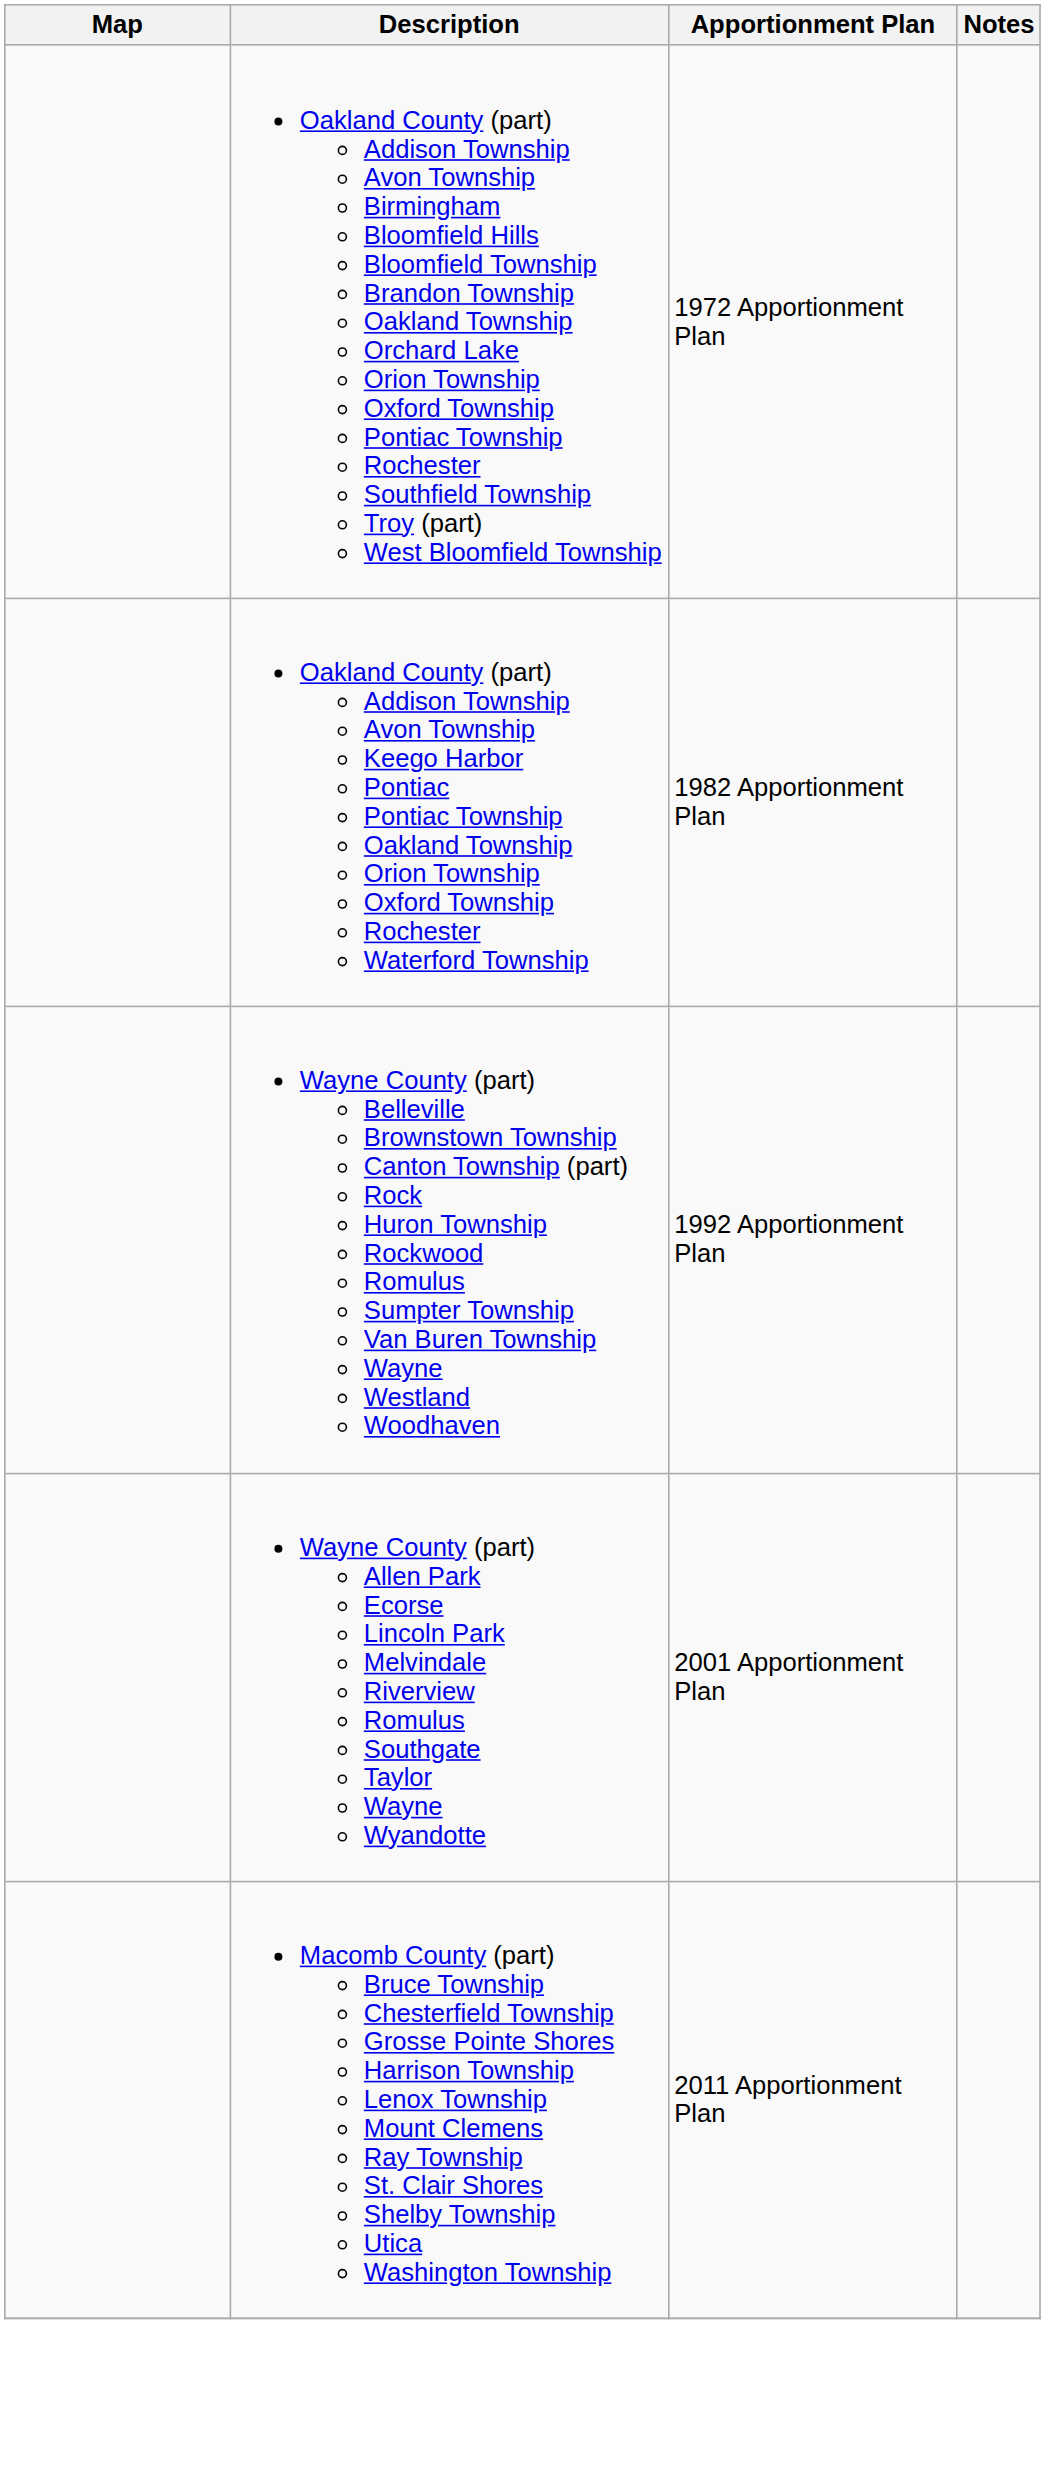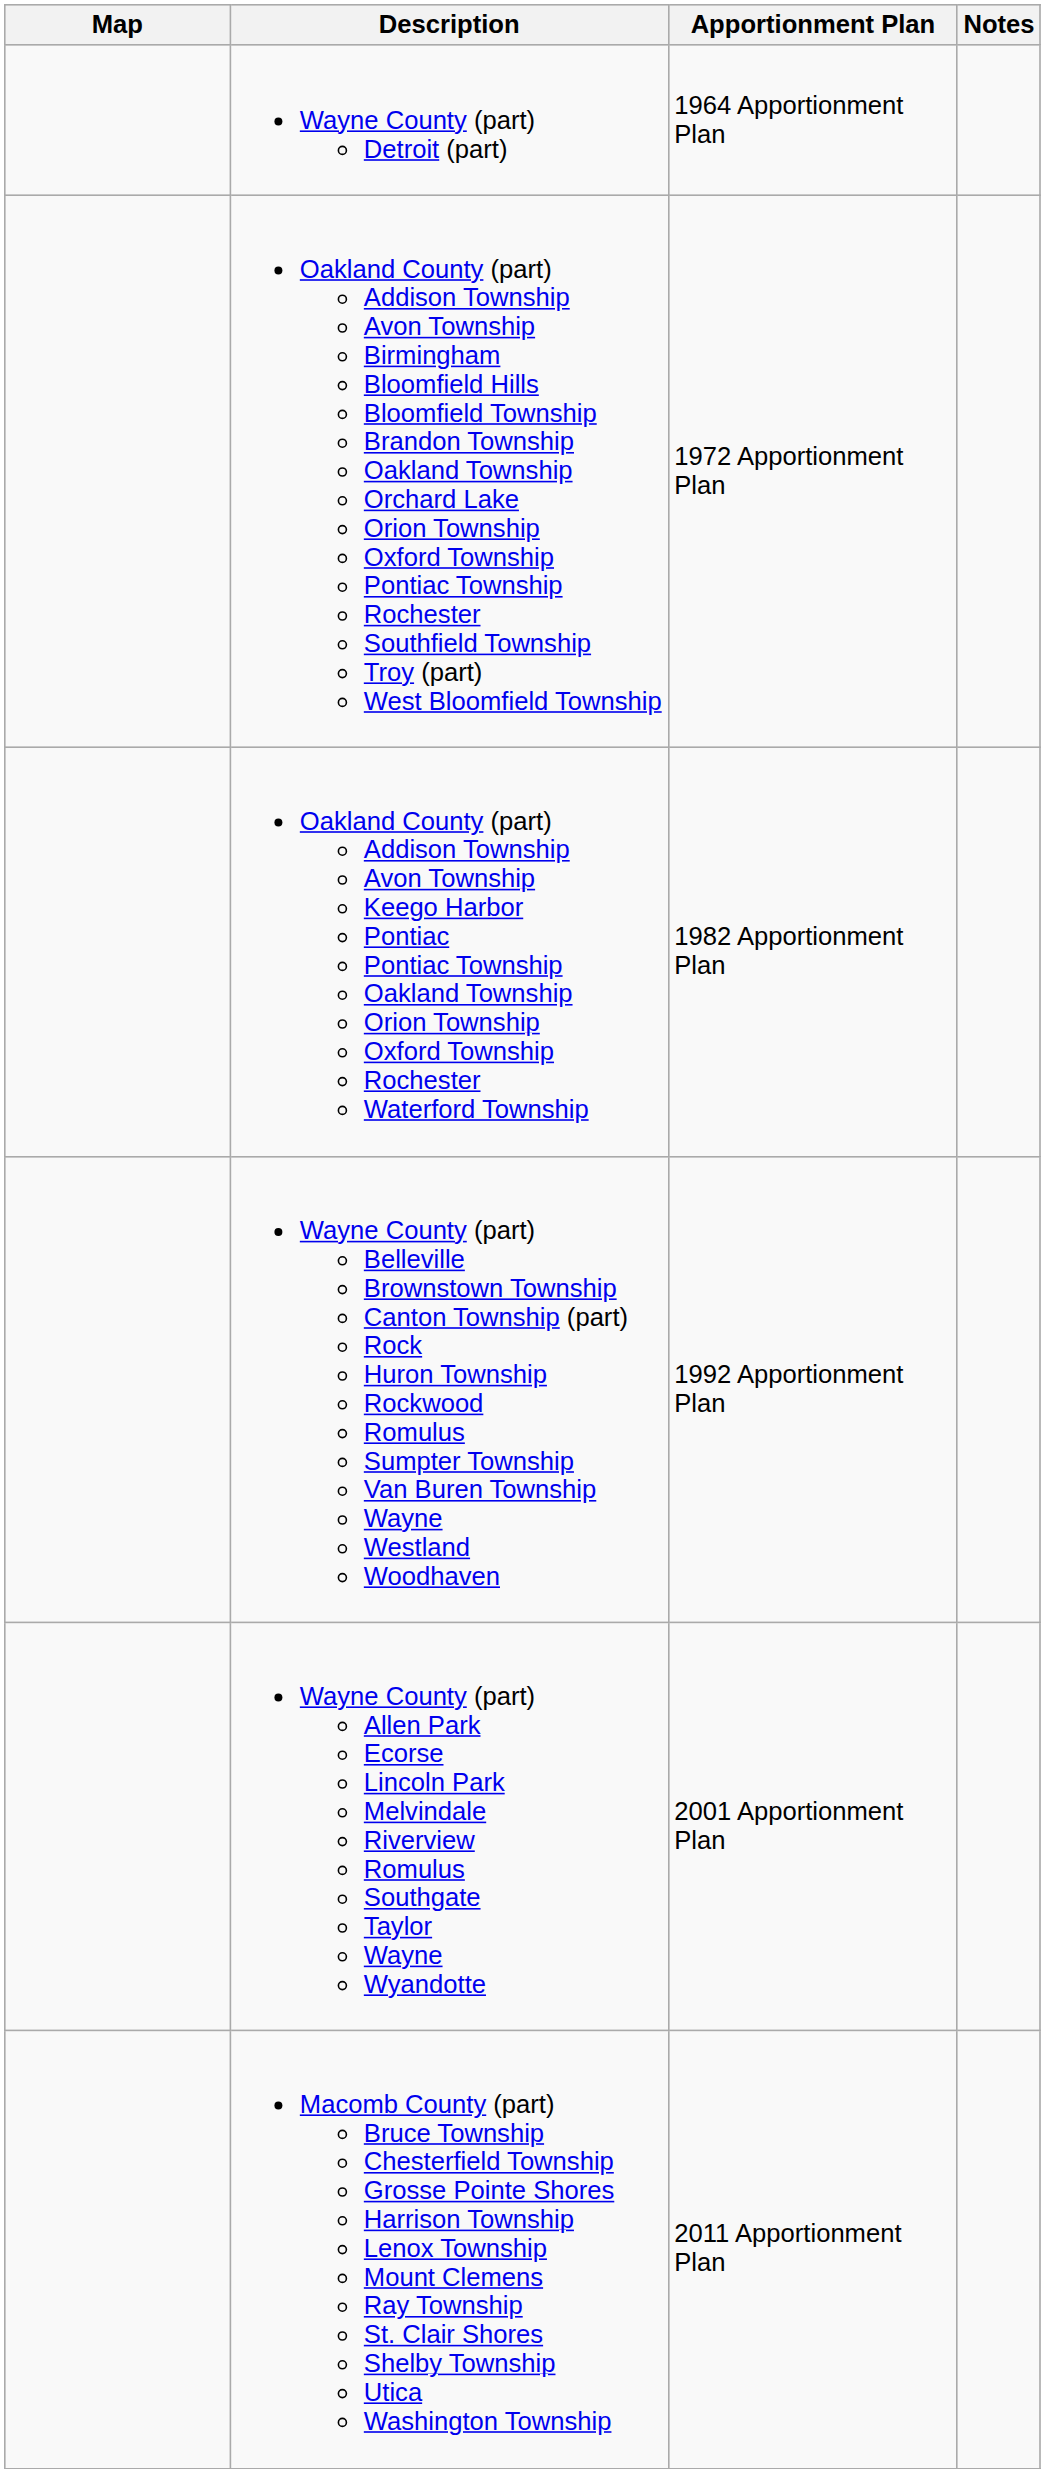+ row: (449, 135)
